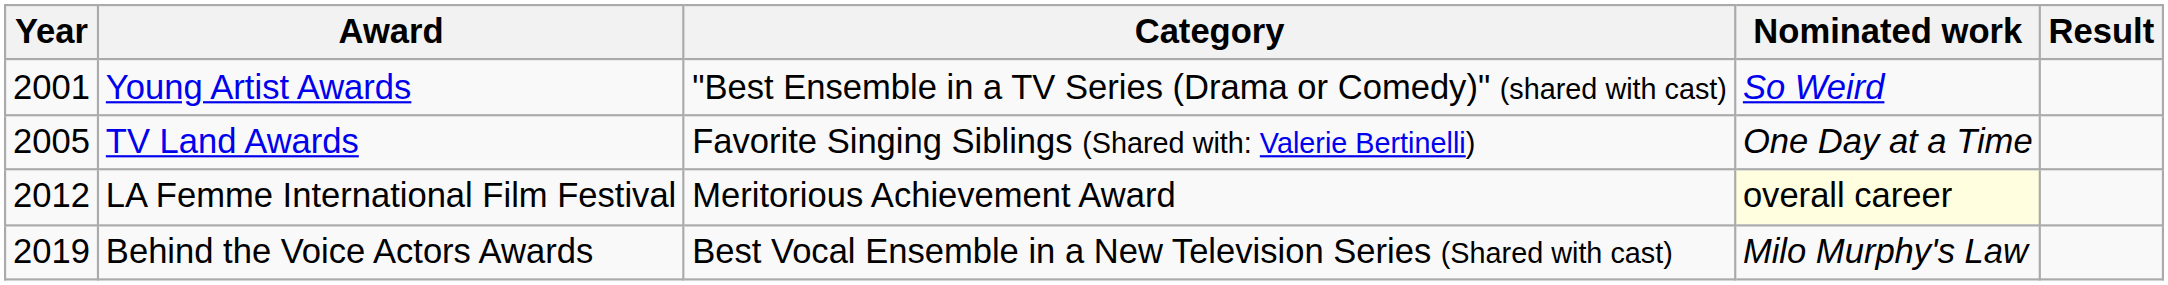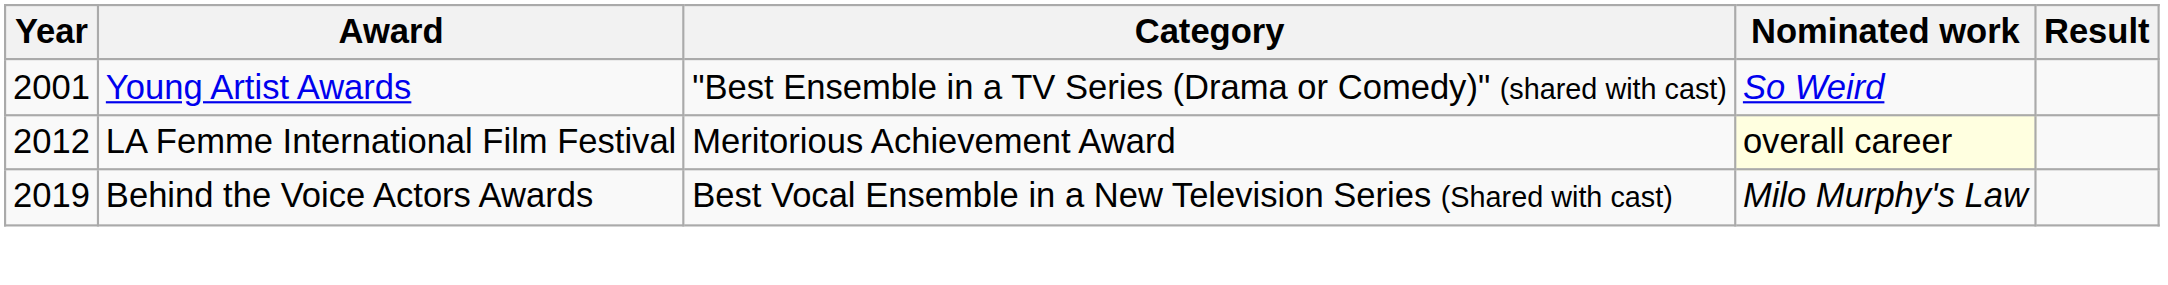- row: (232, 141)
